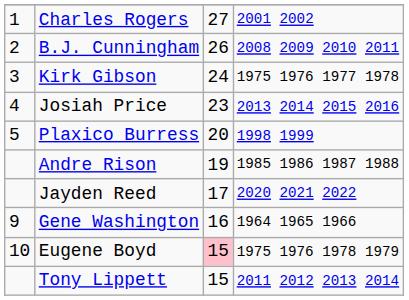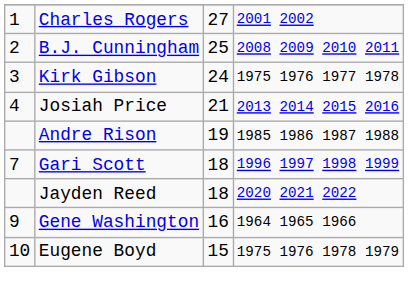(218, 48) 26 -> (218, 48) 25
(218, 106) 23 -> (218, 106) 21
- row: (119, 135)
+ row: (92, 164)
(218, 193) 17 -> (218, 193) 18
(218, 251) pink background -> (218, 251) no background
- row: (103, 280)
